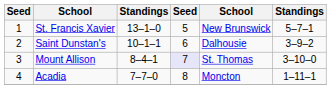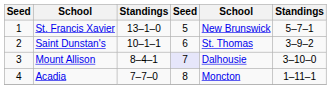(224, 44) Dalhousie -> (227, 44) St. Thomas
(227, 60) St. Thomas -> (224, 60) Dalhousie
